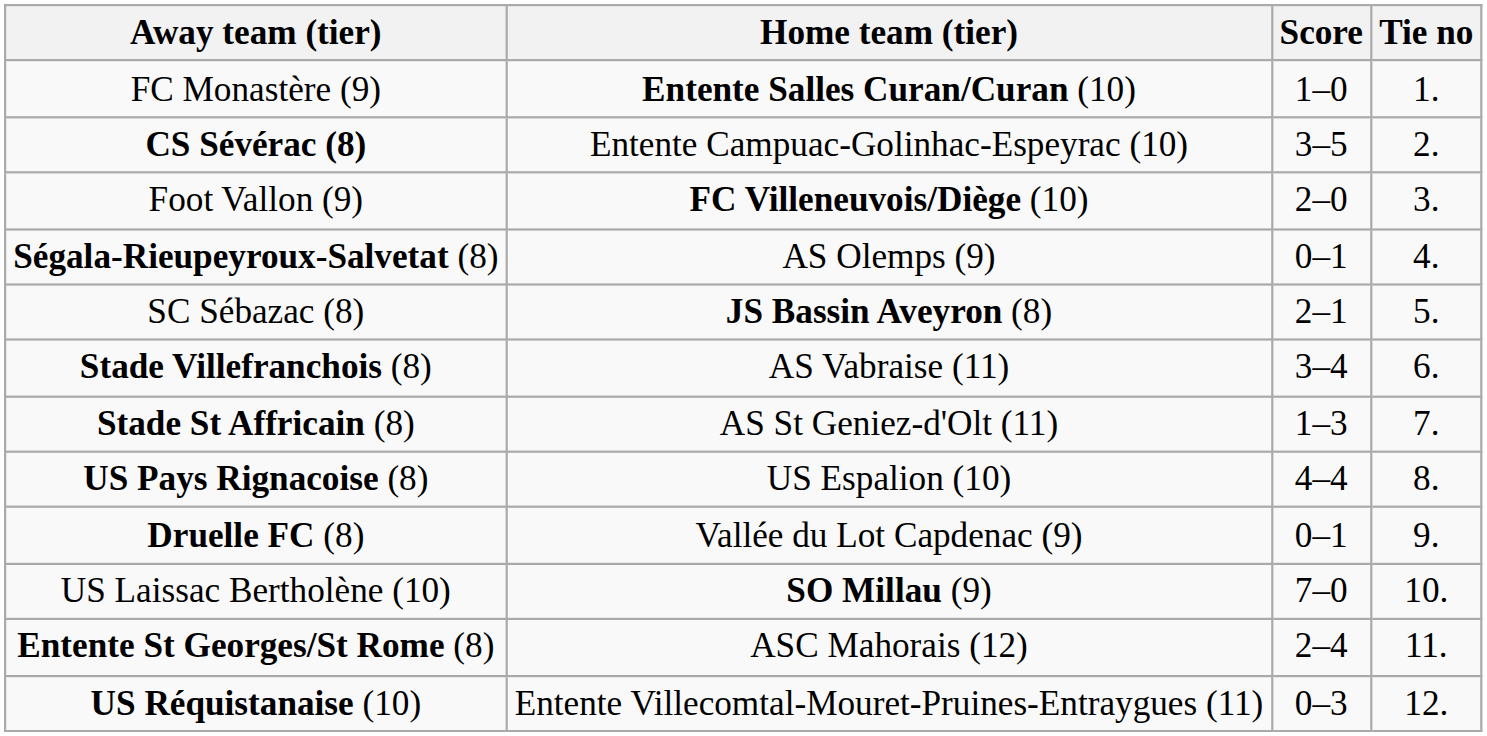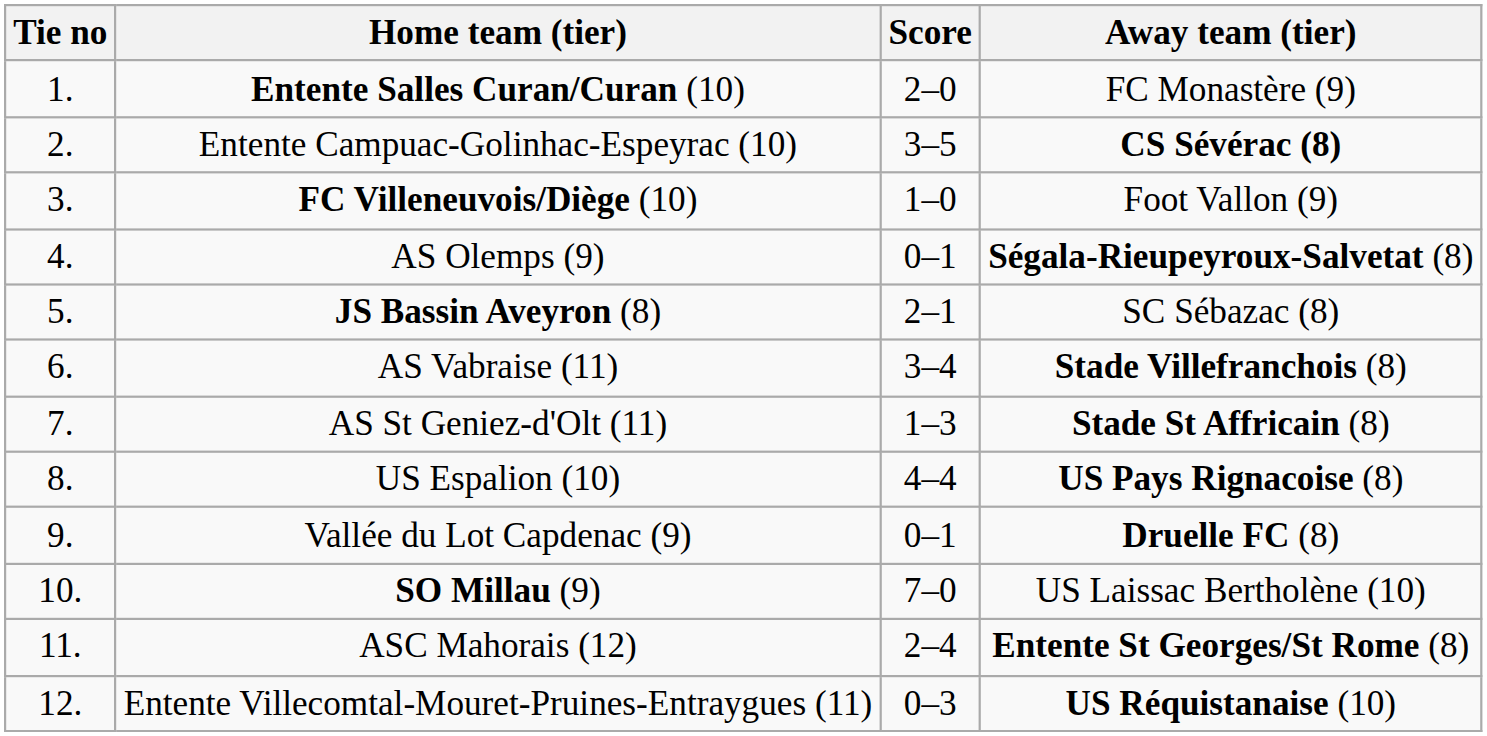columns swapped: (1426, 32) <-> (256, 32)
(1321, 88) 1–0 -> (930, 88) 2–0
(1321, 199) 2–0 -> (930, 199) 1–0
